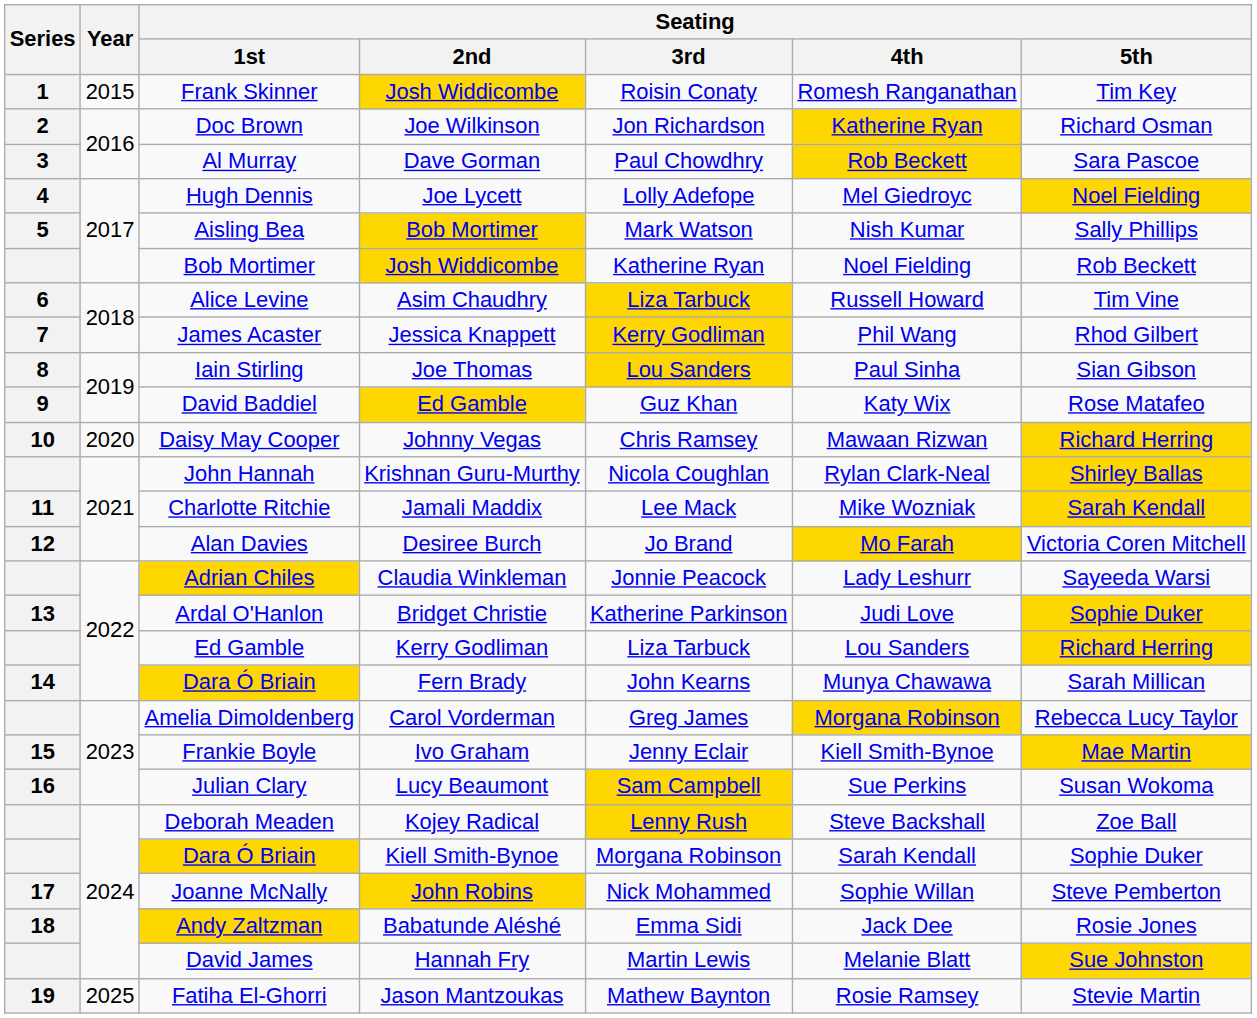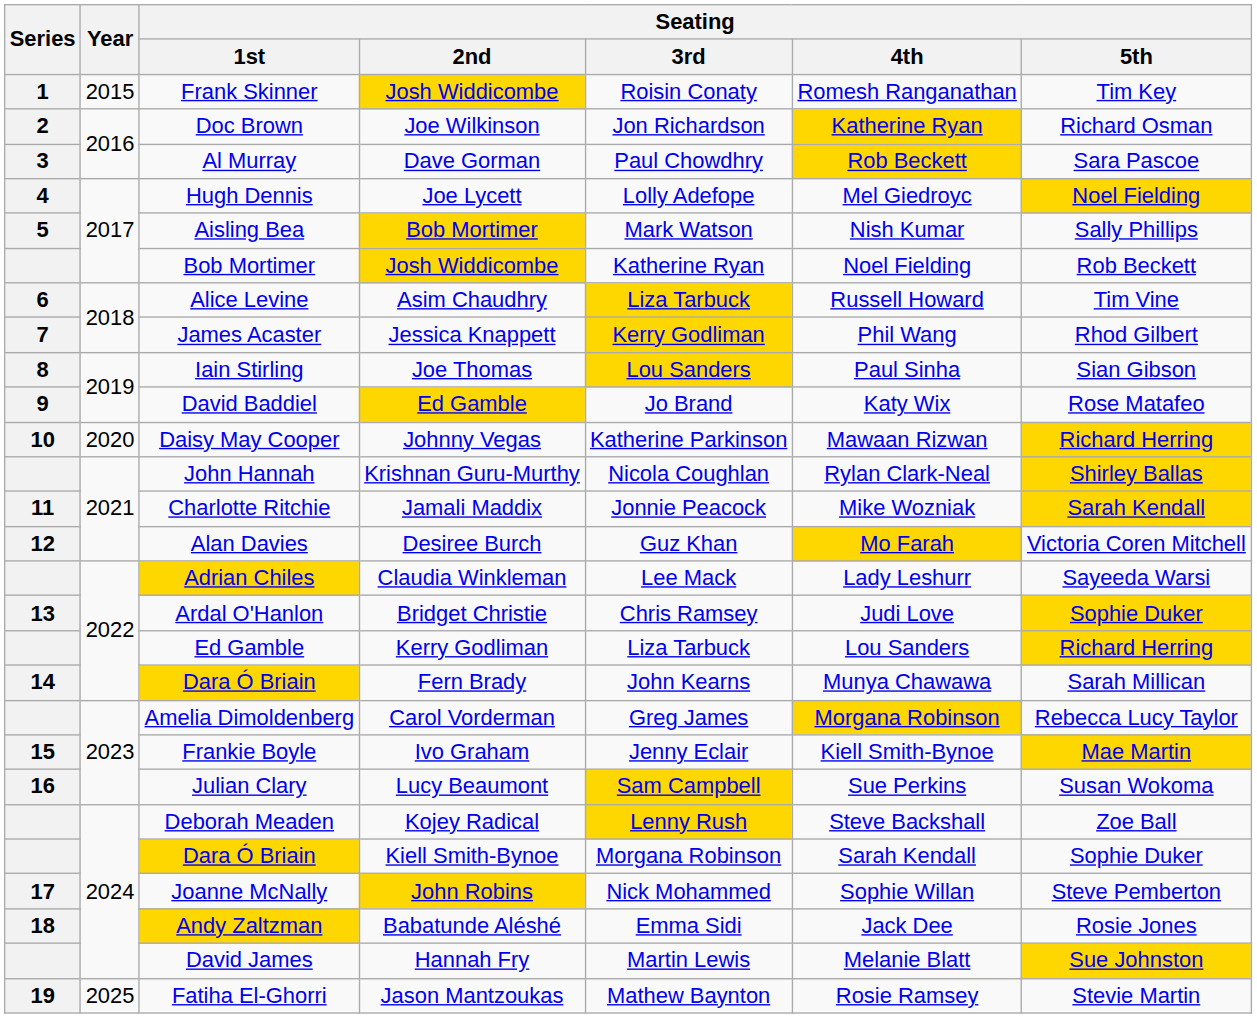(689, 404) Guz Khan -> (689, 404) Jo Brand
(689, 439) Chris Ramsey -> (689, 439) Katherine Parkinson
(689, 508) Lee Mack -> (689, 508) Jonnie Peacock
(689, 543) Jo Brand -> (689, 543) Guz Khan
(689, 578) Jonnie Peacock -> (689, 578) Lee Mack
(689, 612) Katherine Parkinson -> (689, 612) Chris Ramsey
